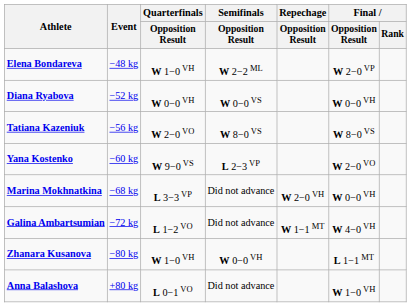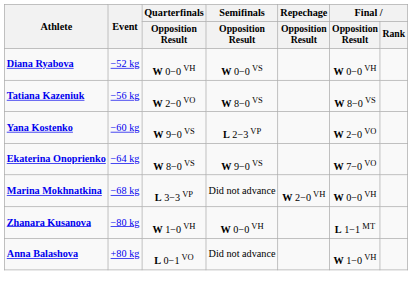- row: (44, 64)
+ row: (56, 159)
- row: (56, 223)
